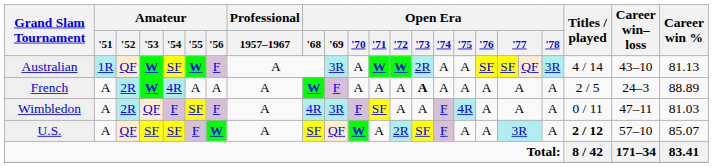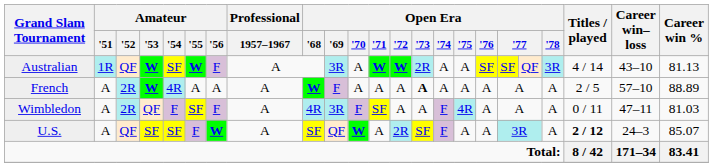(636, 88) 24–3 -> (636, 88) 57–10
(636, 130) 57–10 -> (636, 130) 24–3
